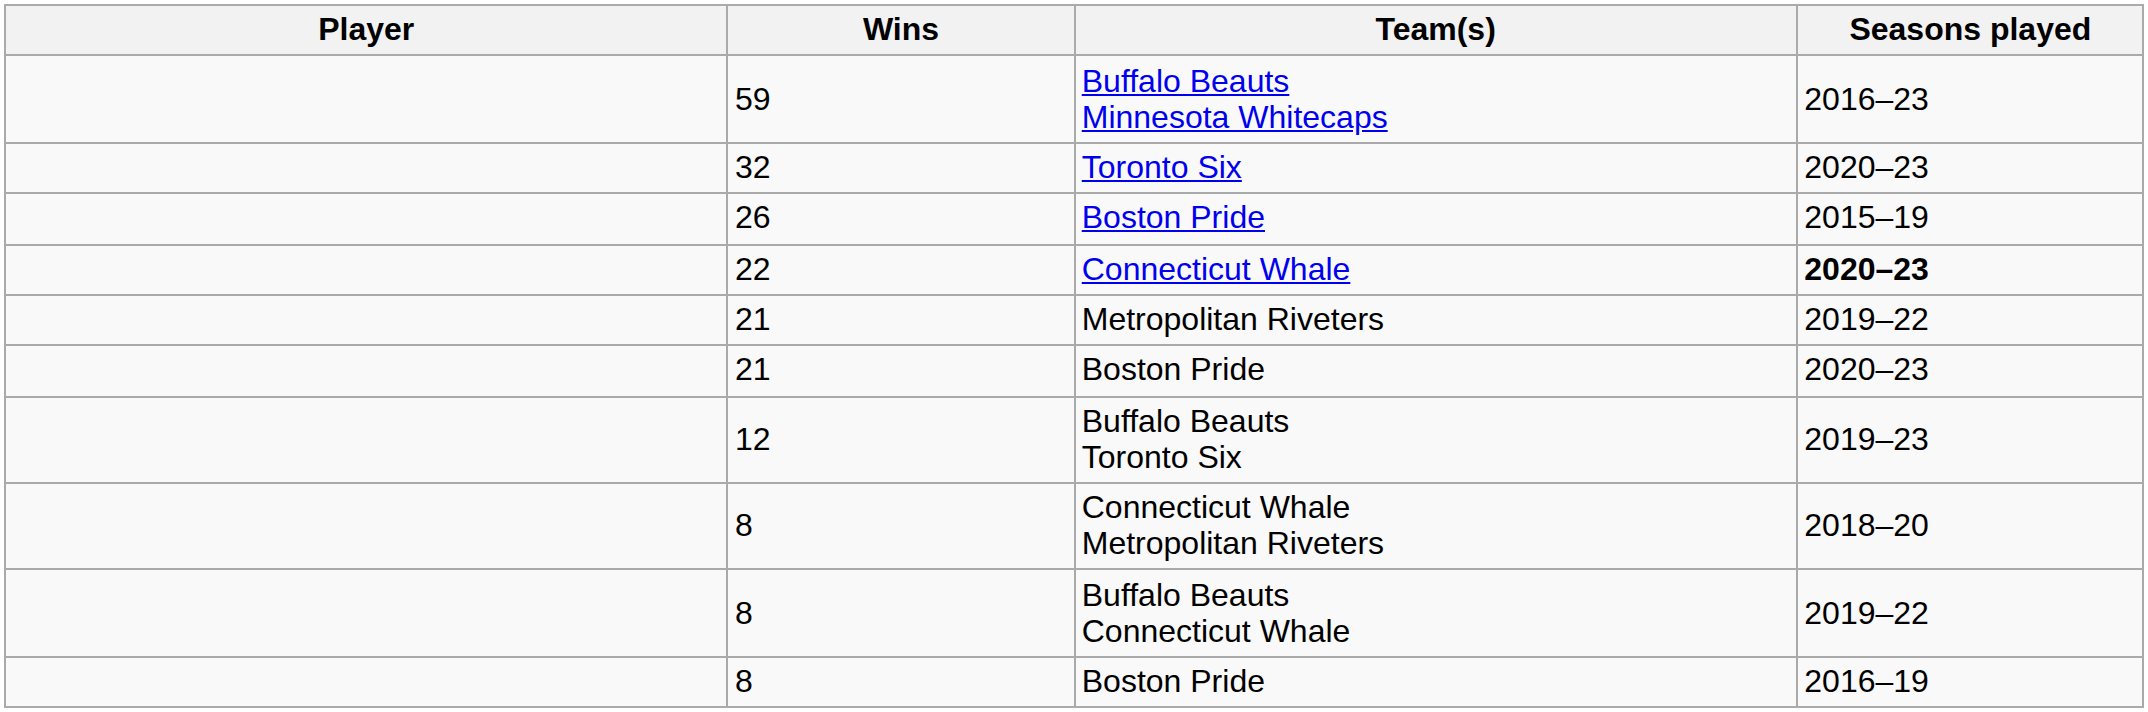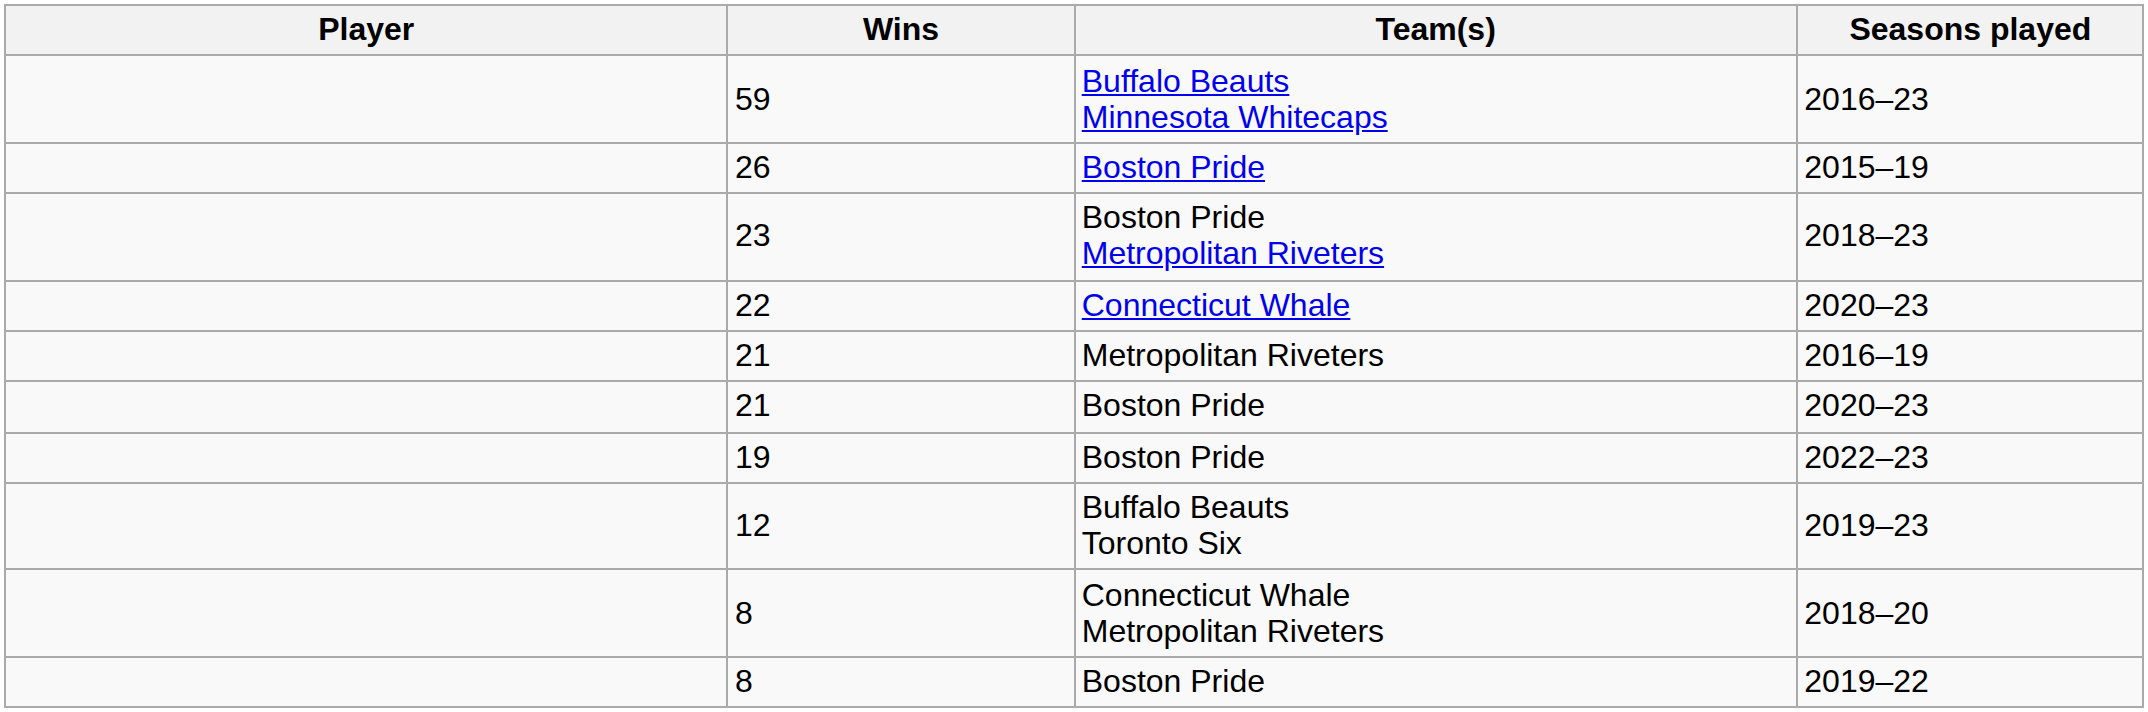- row: (753, 167)
+ row: (753, 236)
(1867, 268) bold -> (1867, 304) normal
(1867, 319) 2019–22 -> (1867, 355) 2016–19
+ row: (753, 457)
- row: (744, 612)
(1867, 681) 2016–19 -> (1867, 681) 2019–22
